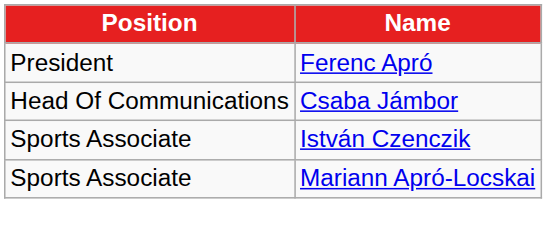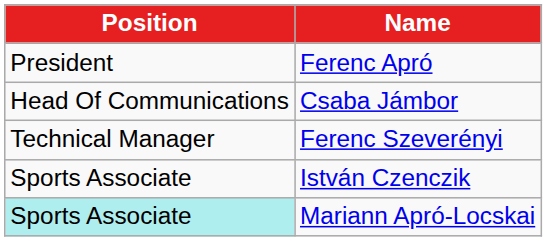+ row: (401, 139)
(101, 178) no background -> (101, 216) paleturquoise background
